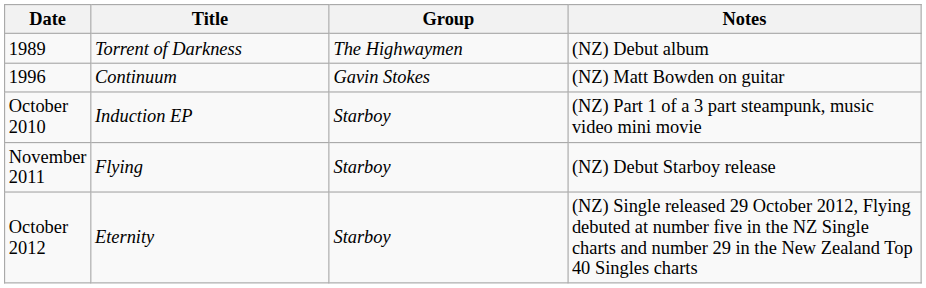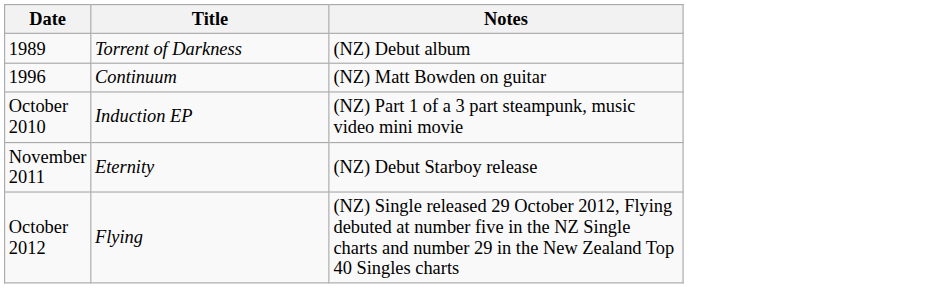- column: (448, 19)
(119, 166) Flying -> (125, 166) Eternity
(125, 237) Eternity -> (119, 237) Flying
